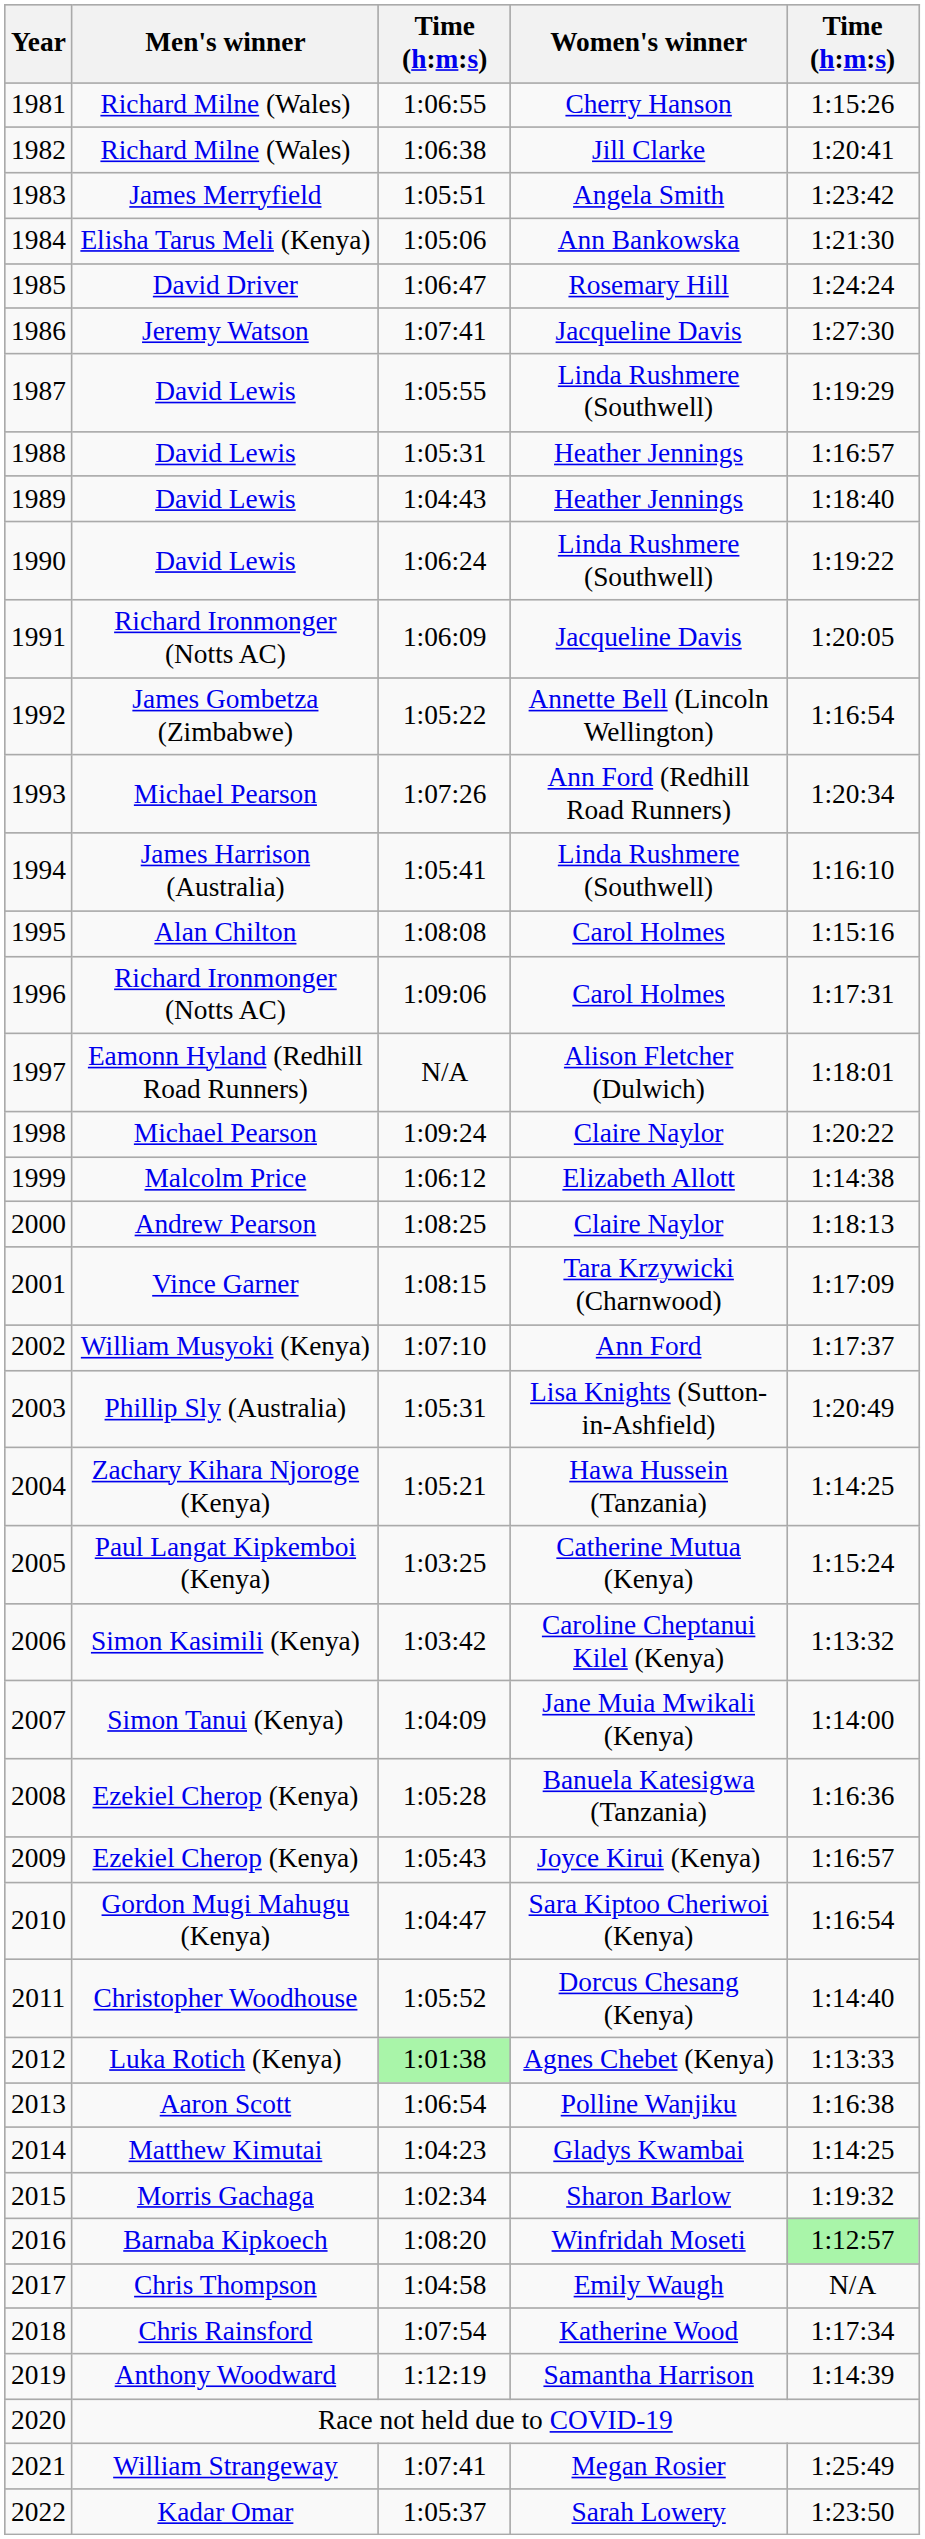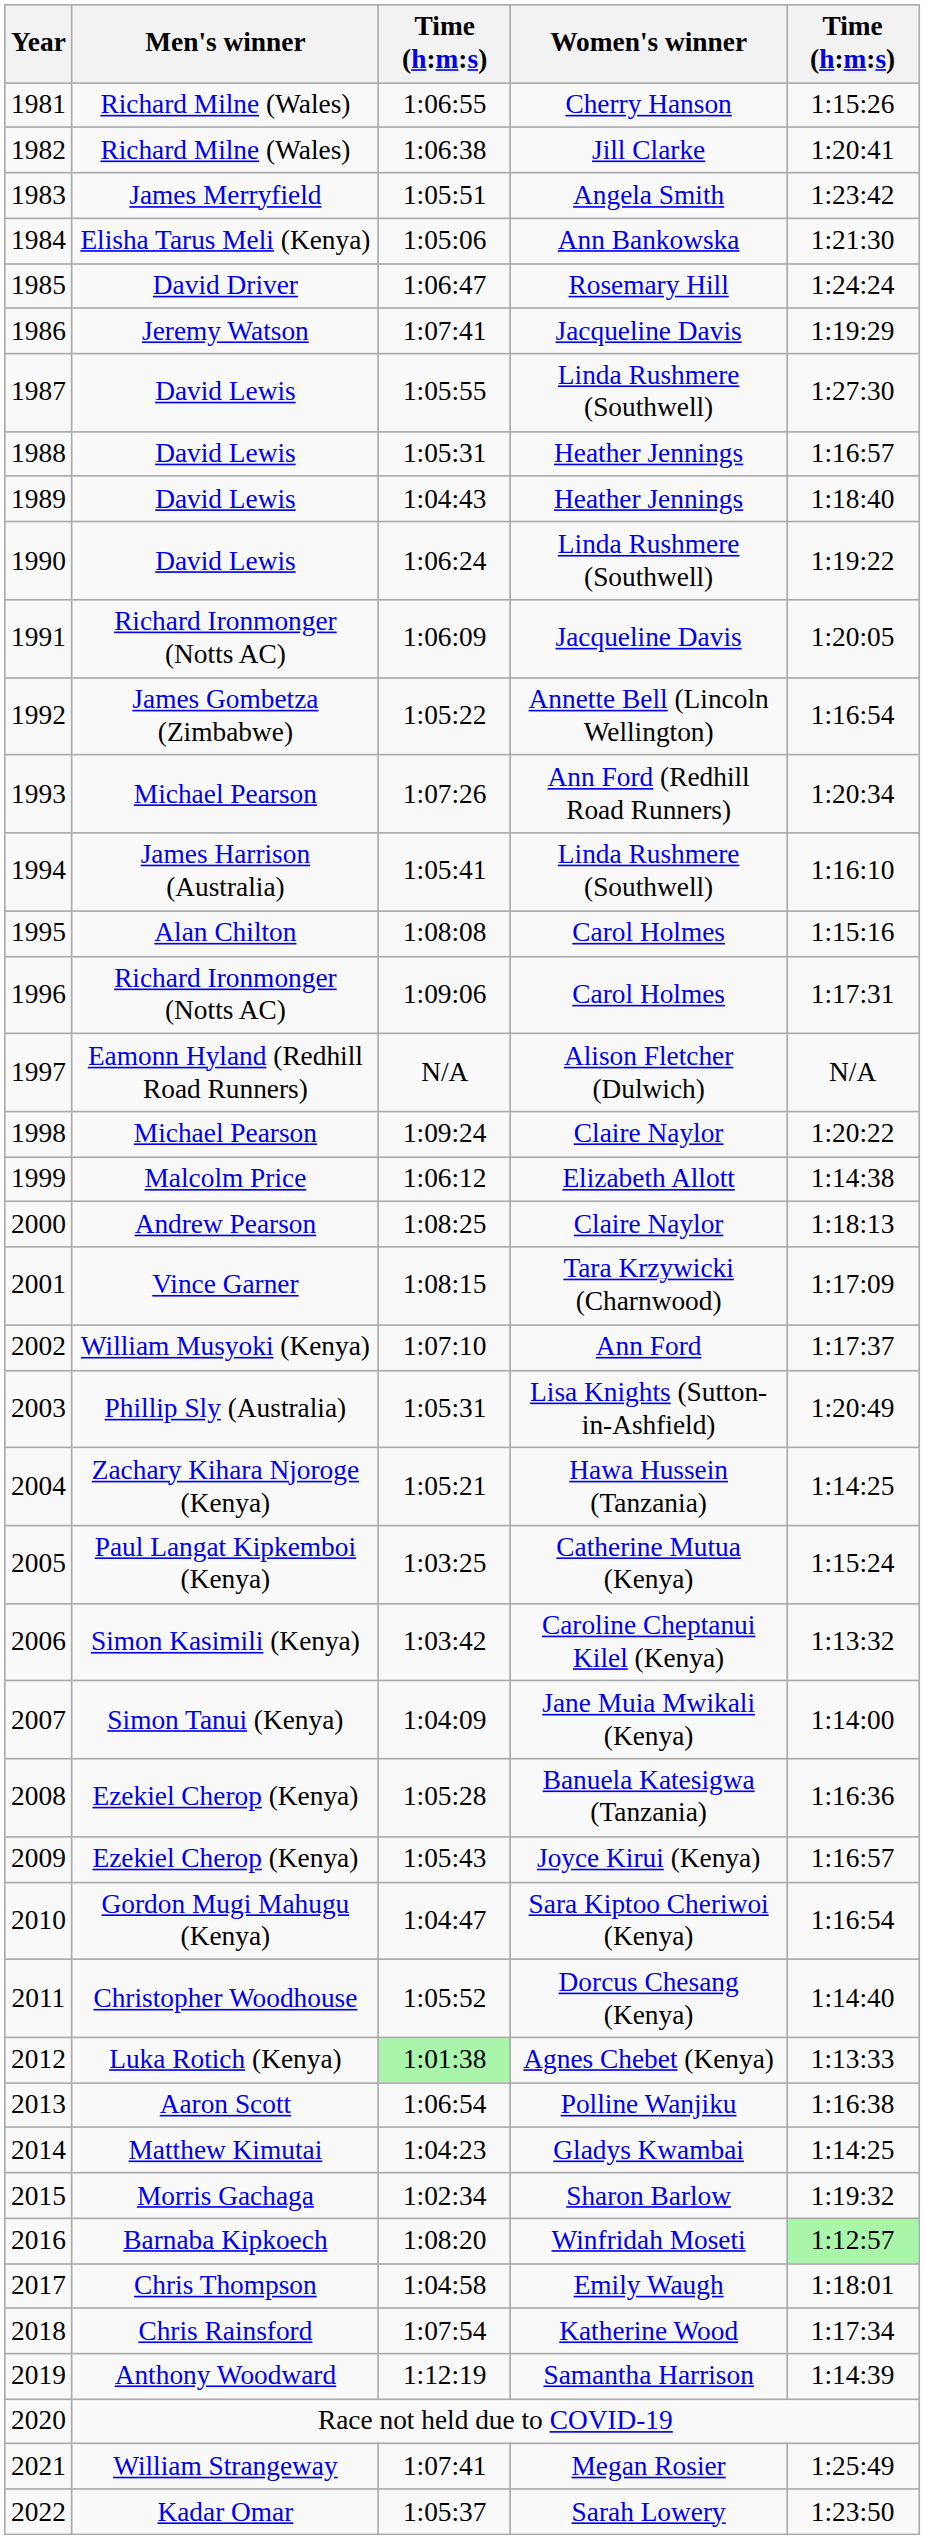(853, 330) 1:27:30 -> (853, 330) 1:19:29
(853, 392) 1:19:29 -> (853, 392) 1:27:30
(853, 1072) 1:18:01 -> (853, 1072) N/A
(853, 2285) N/A -> (853, 2285) 1:18:01
